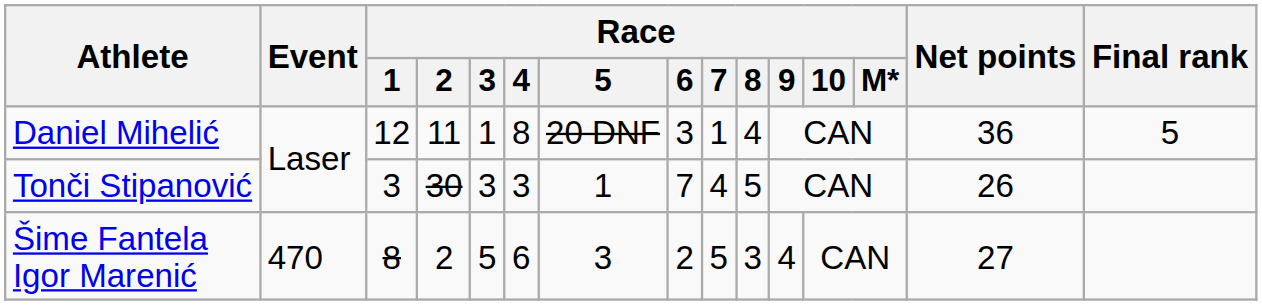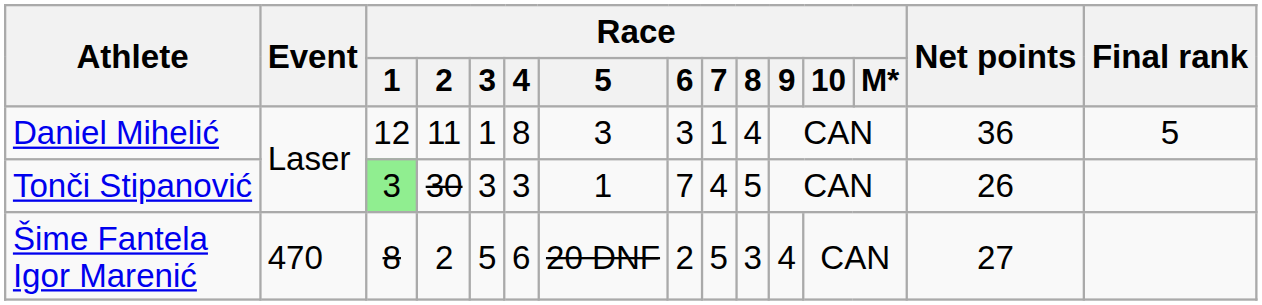(603, 133) 20 DNF -> (603, 133) 3
(392, 186) no background -> (392, 186) lightgreen background
(603, 256) 3 -> (603, 256) 20 DNF
